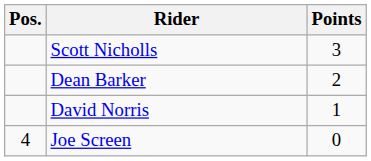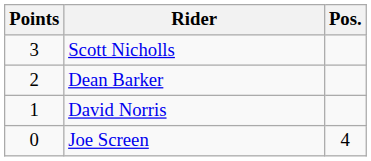columns swapped: (25, 19) <-> (336, 19)
